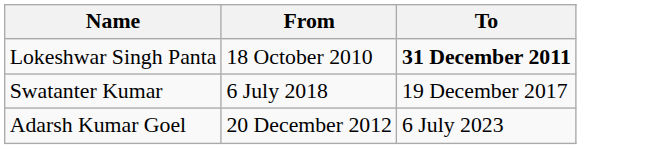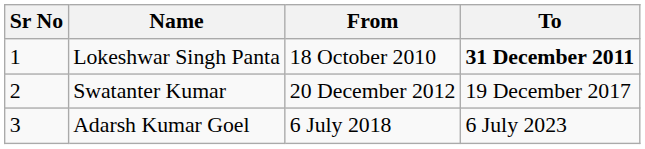+ column: (36, 21)
(277, 90) 6 July 2018 -> (373, 90) 20 December 2012
(309, 125) 20 December 2012 -> (341, 125) 6 July 2018
